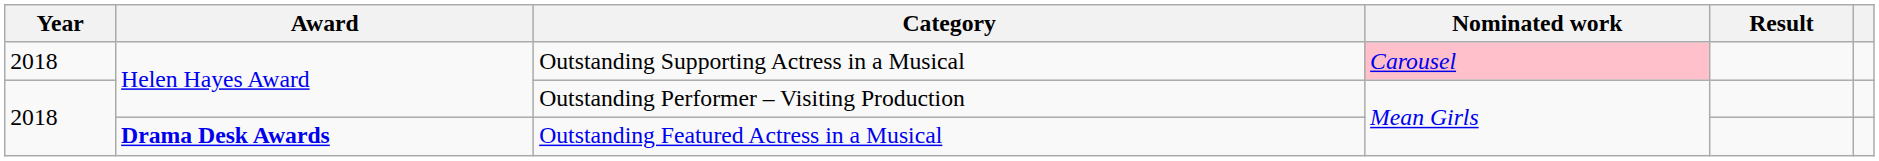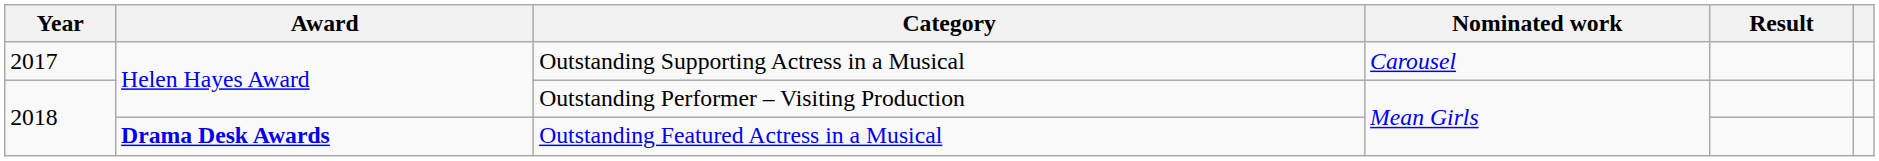(34, 60) 2018 -> (34, 60) 2017
(1413, 60) pink background -> (1413, 60) no background
